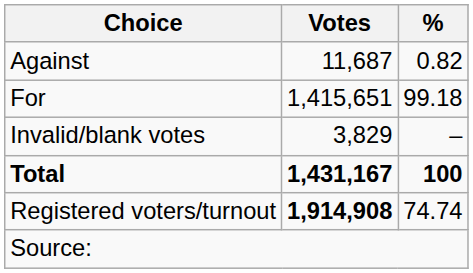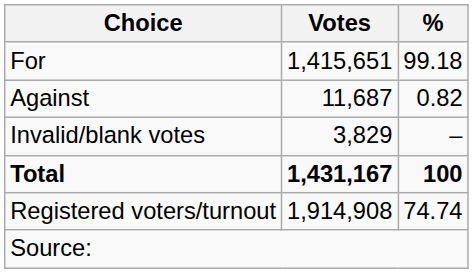rows swapped: (28, 98) <-> (50, 60)
(340, 211) bold -> (340, 211) normal
